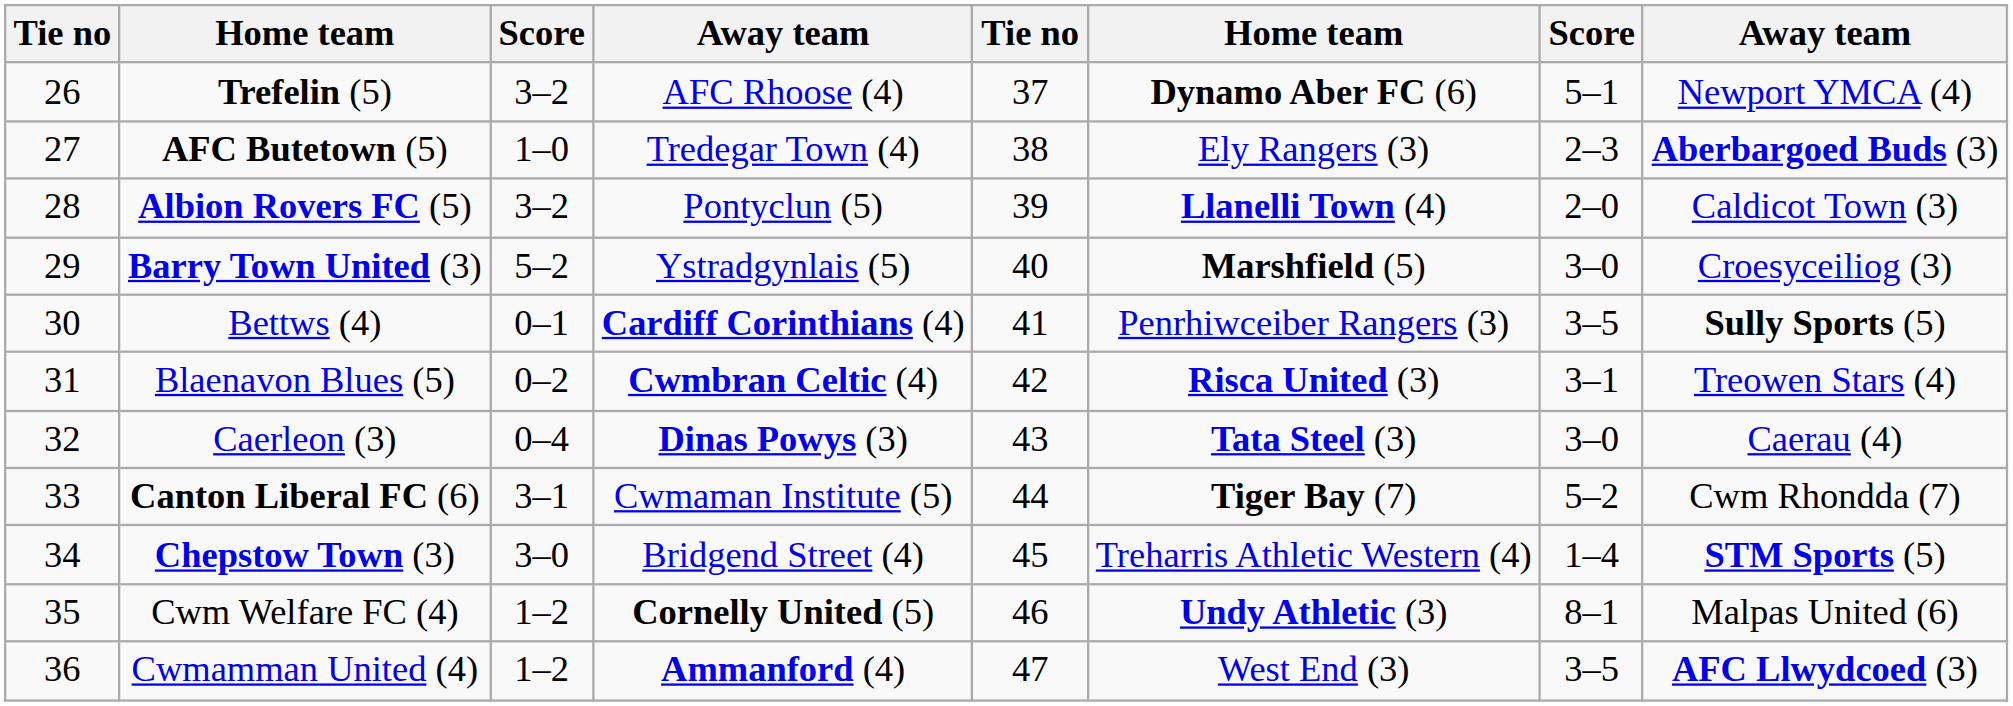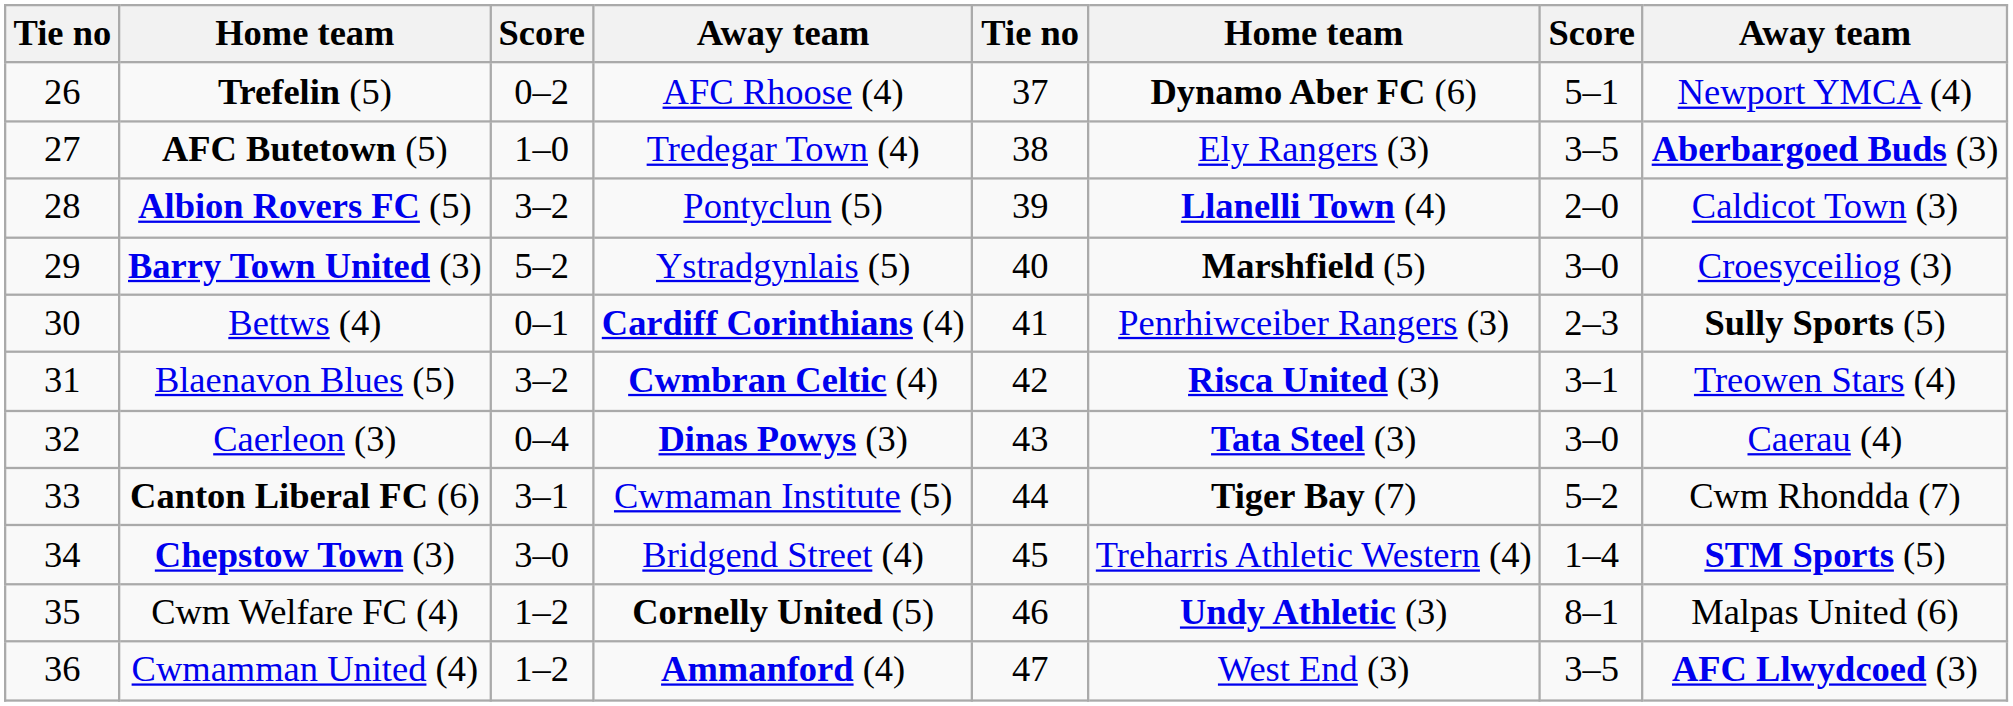(542, 91) 3–2 -> (542, 91) 0–2
(1592, 149) 2–3 -> (1592, 149) 3–5
(1592, 322) 3–5 -> (1592, 322) 2–3
(542, 380) 0–2 -> (542, 380) 3–2
